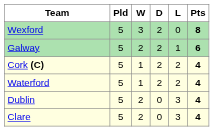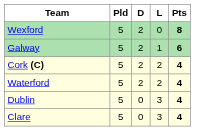- column: (141, 13)
